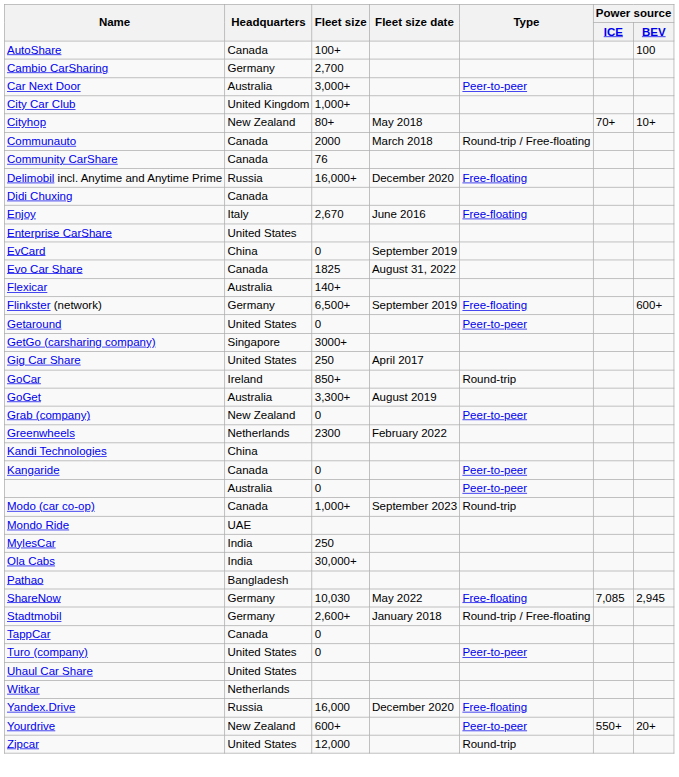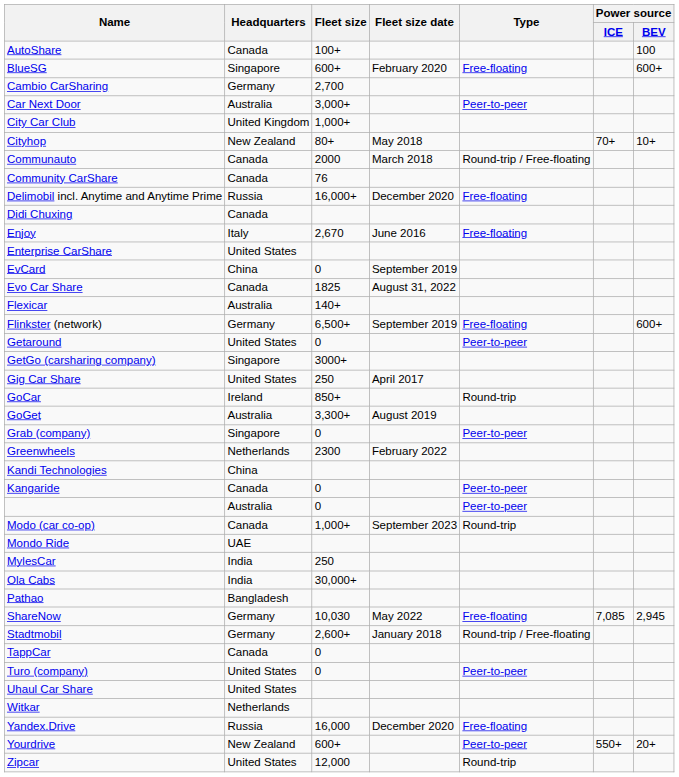+ row: (27, 68)
(261, 415) New Zealand -> (254, 433) Singapore
